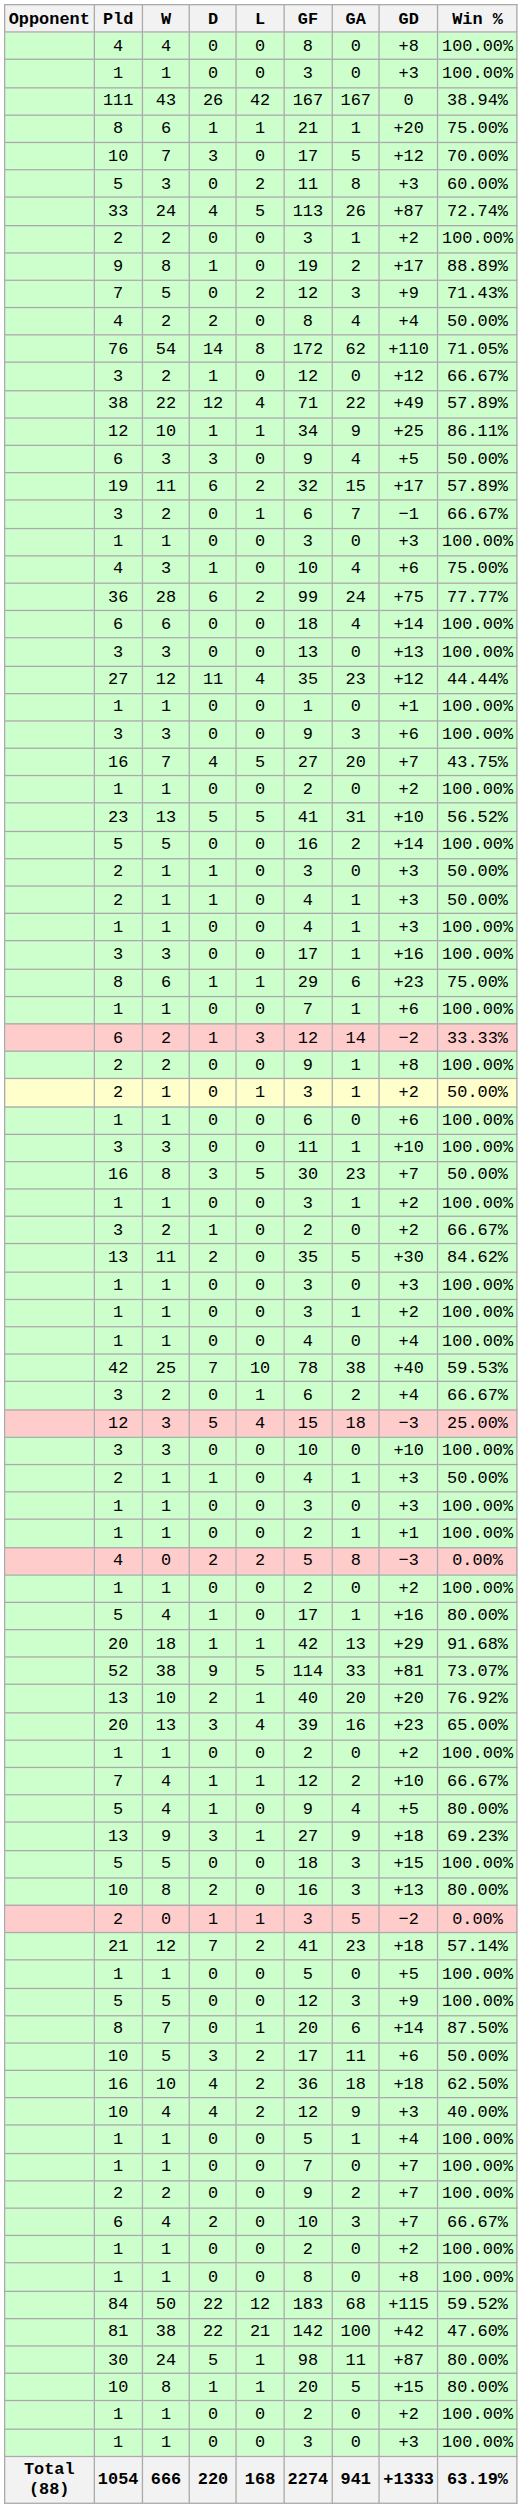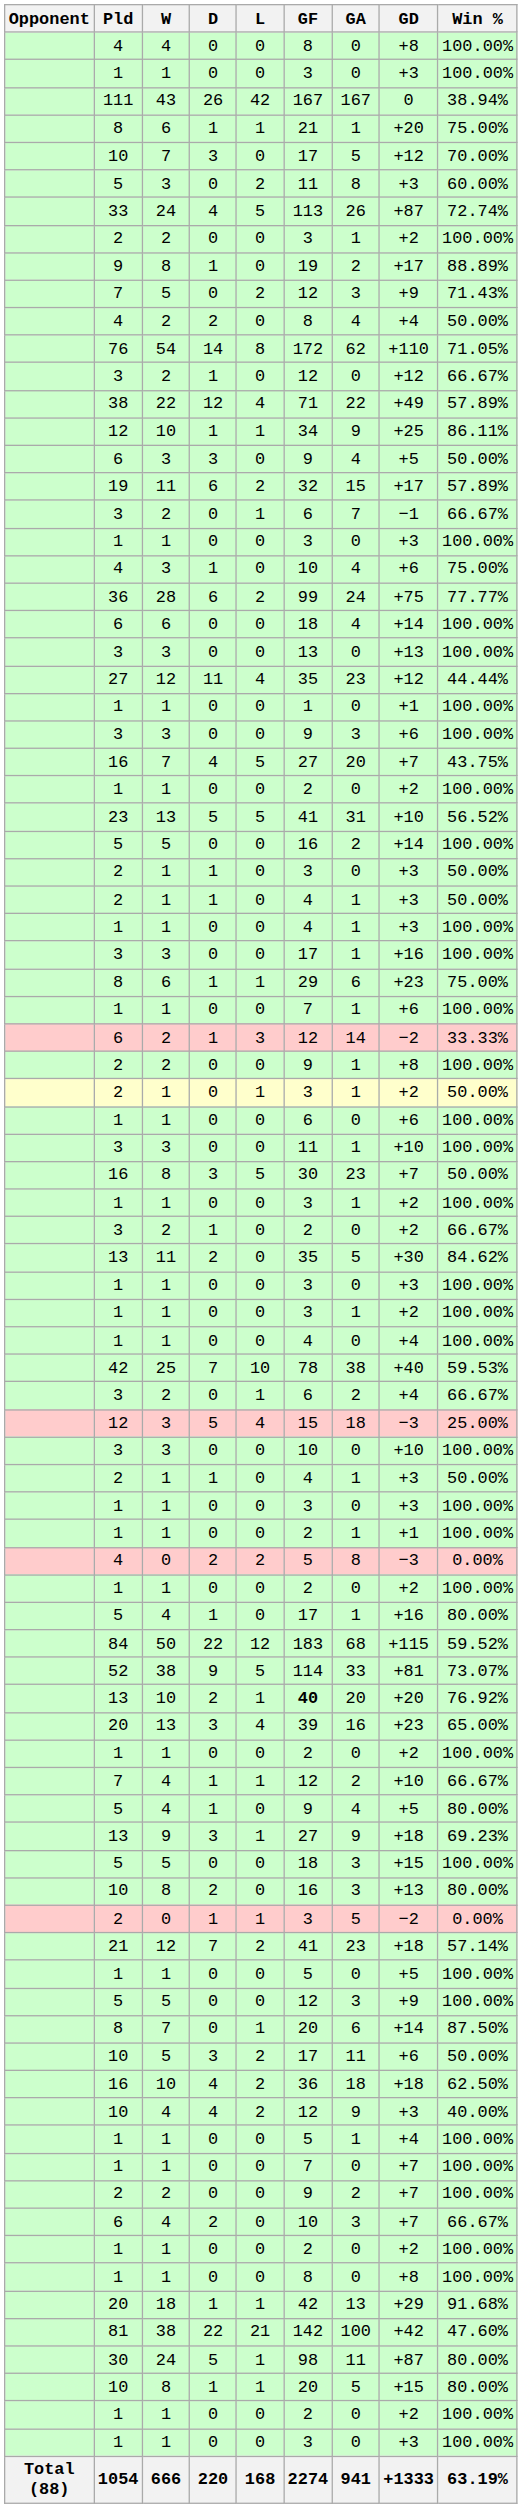rows swapped: (118, 2305) <-> (118, 1644)
(308, 1699) normal -> (308, 1699) bold
